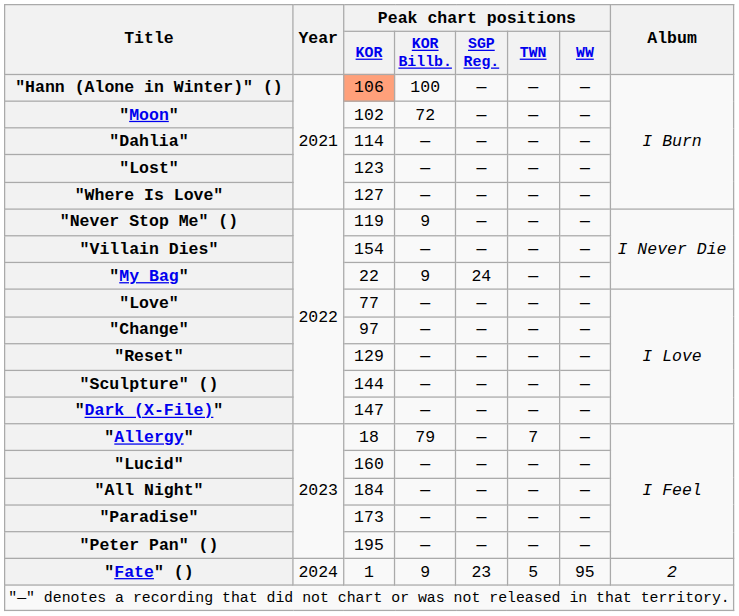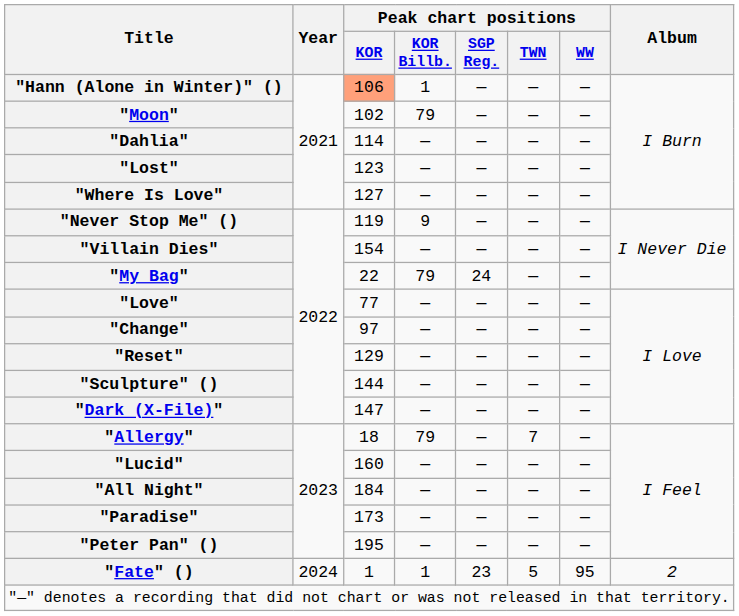(425, 88) 100 -> (425, 88) 1
(425, 115) 72 -> (425, 115) 79
(425, 276) 9 -> (425, 276) 79
(425, 572) 9 -> (425, 572) 1
